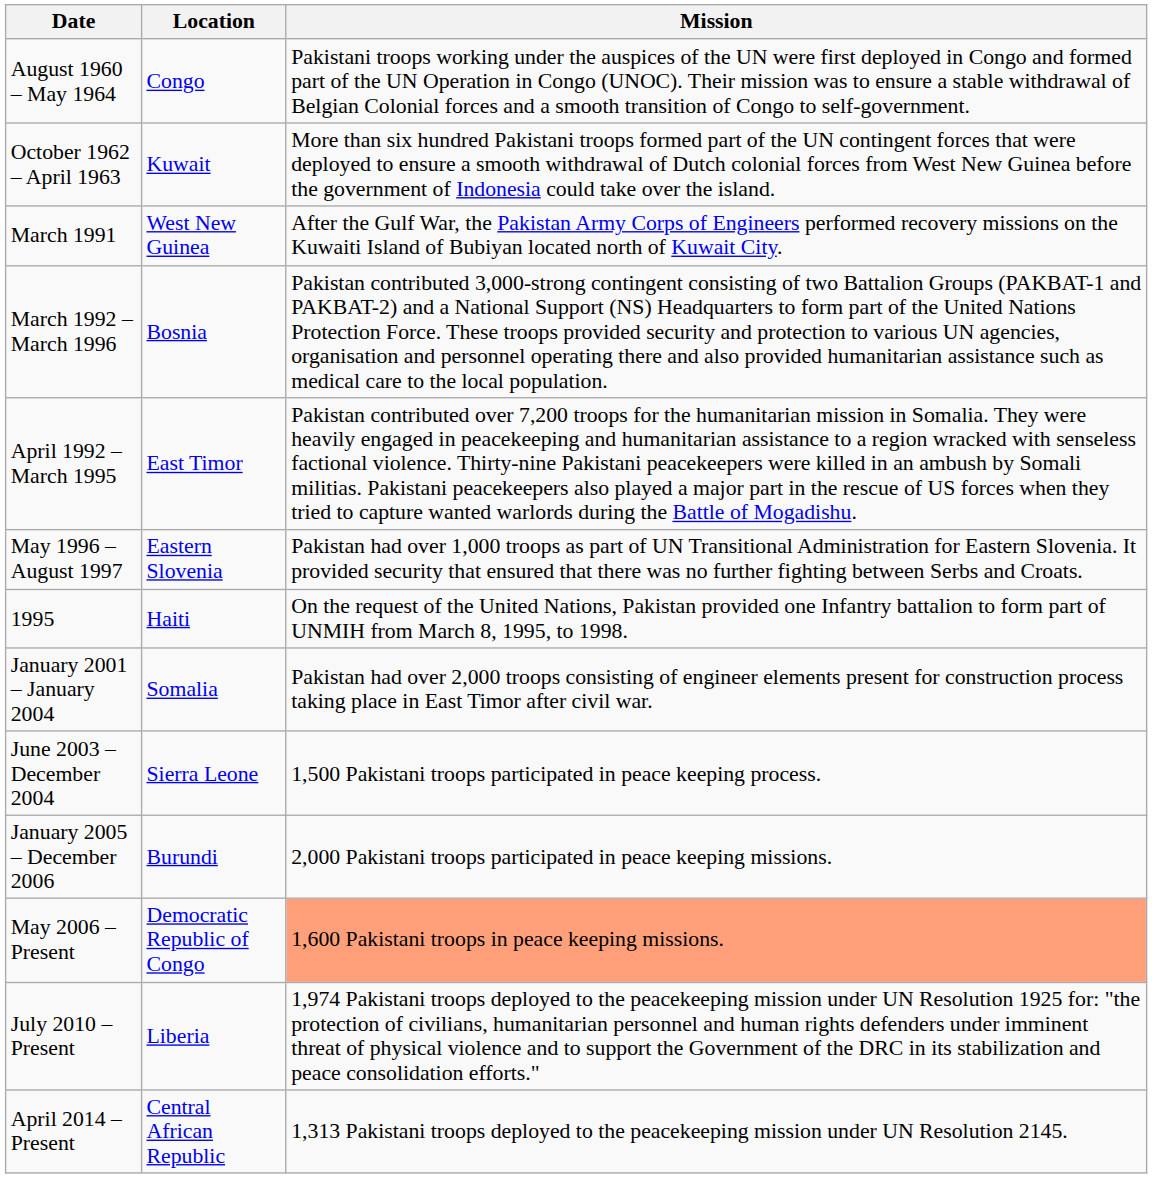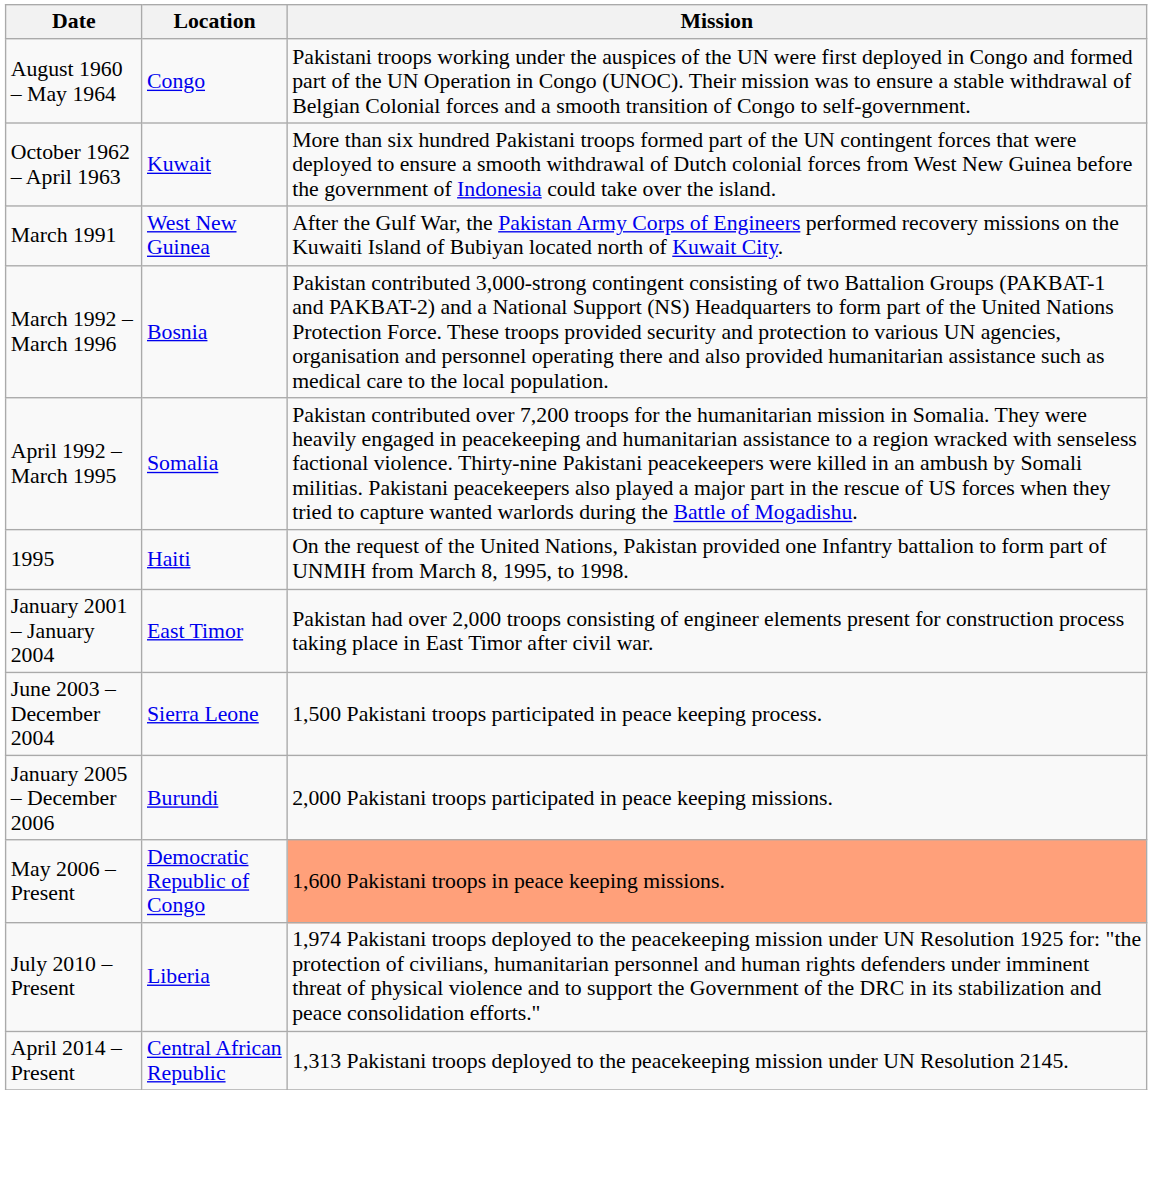(195, 463) East Timor -> (183, 463) Somalia
- row: (67, 559)
(182, 689) Somalia -> (195, 630) East Timor
